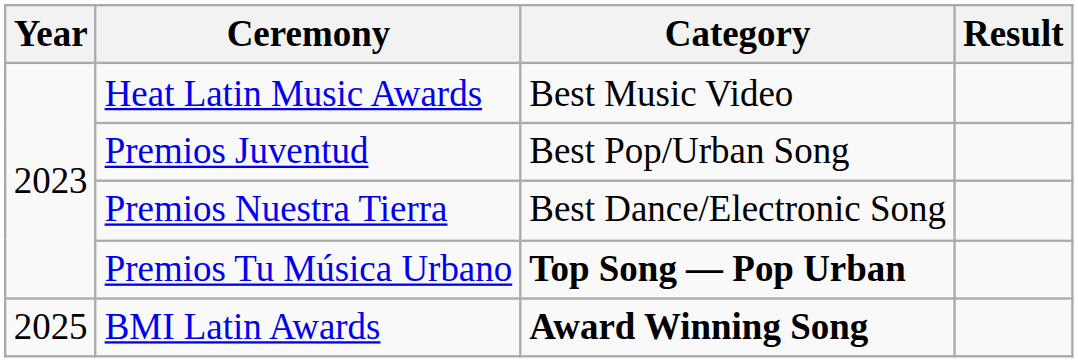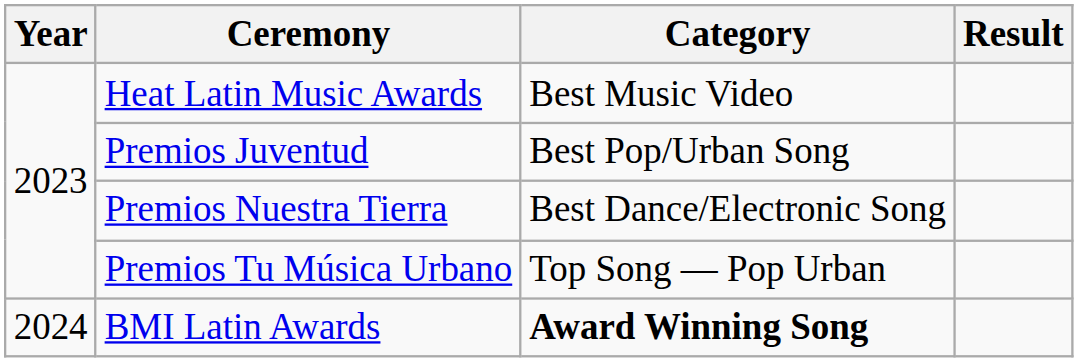(718, 268) bold -> (708, 268) normal
(51, 326) 2025 -> (51, 326) 2024
